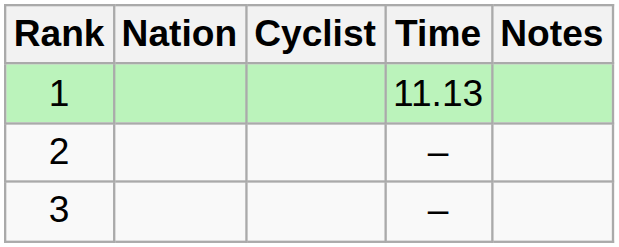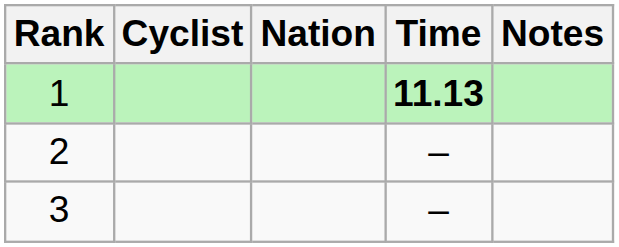columns swapped: (315, 33) <-> (179, 33)
(438, 92) normal -> (438, 92) bold
